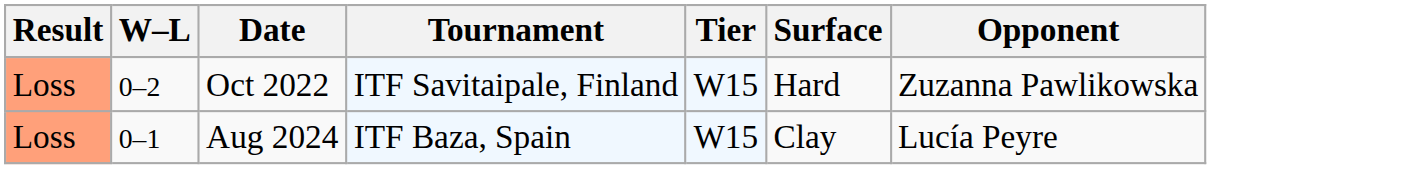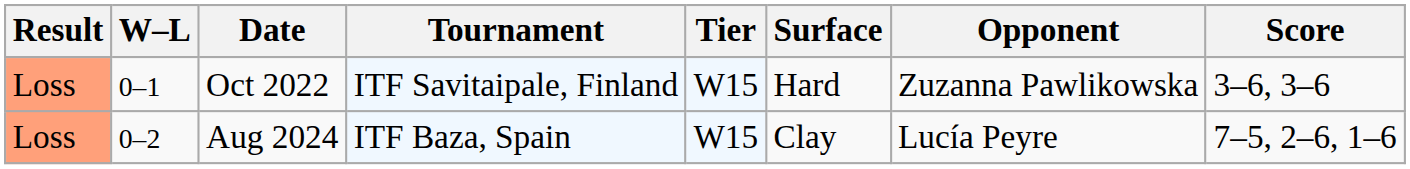+ column: (1305, 30)
(139, 85) 0–2 -> (139, 85) 0–1
(139, 138) 0–1 -> (139, 138) 0–2
